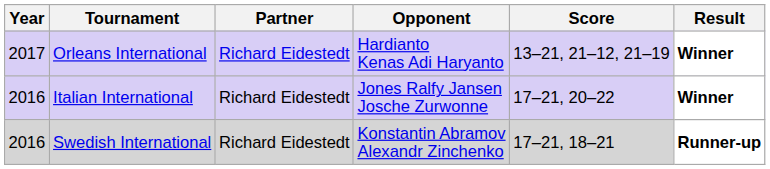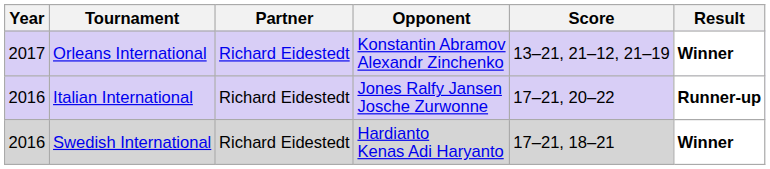(431, 53) Hardianto Kenas Adi Haryanto -> (432, 53) Konstantin Abramov Alexandr Zinchenko
(706, 98) Winner -> (719, 98) Runner-up
(432, 143) Konstantin Abramov Alexandr Zinchenko -> (431, 143) Hardianto Kenas Adi Haryanto
(719, 143) Runner-up -> (706, 143) Winner
